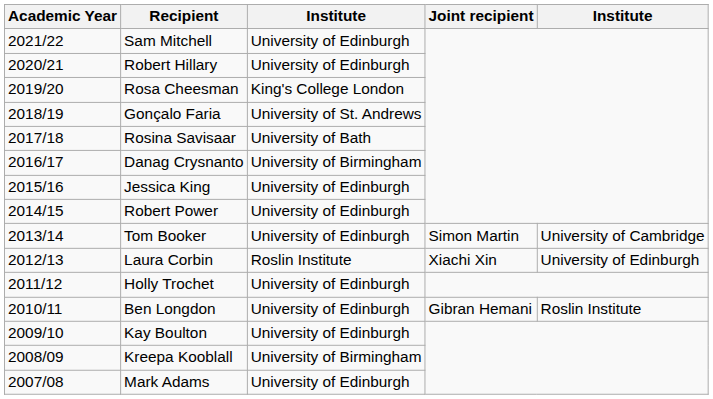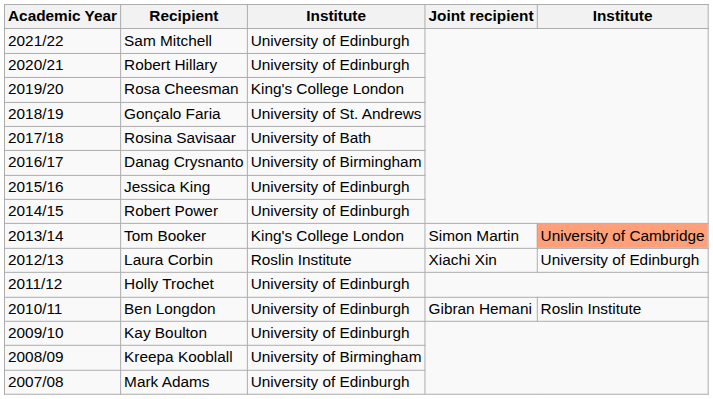(330, 235) University of Edinburgh -> (327, 235) King's College London
(623, 235) no background -> (623, 235) lightsalmon background
